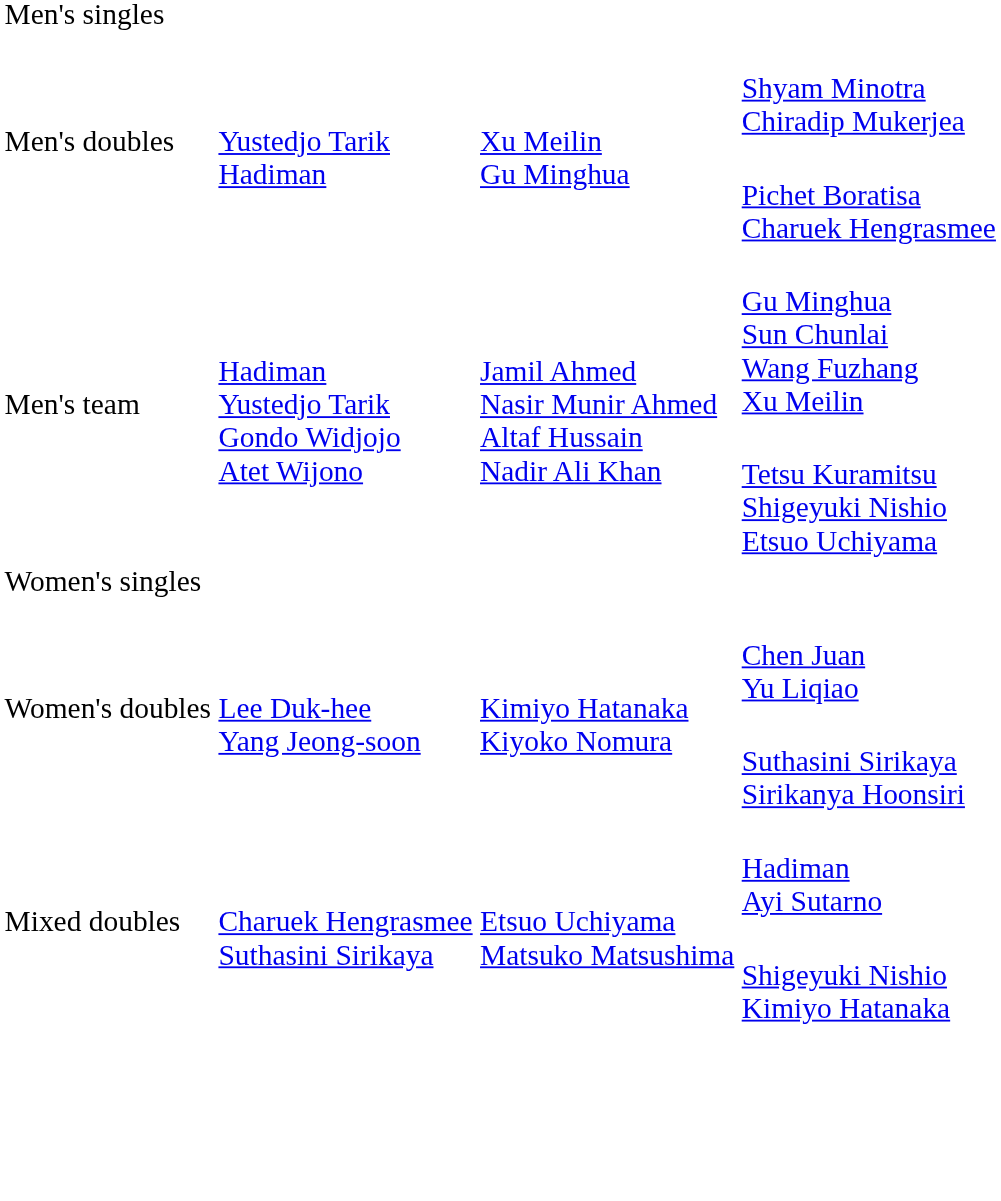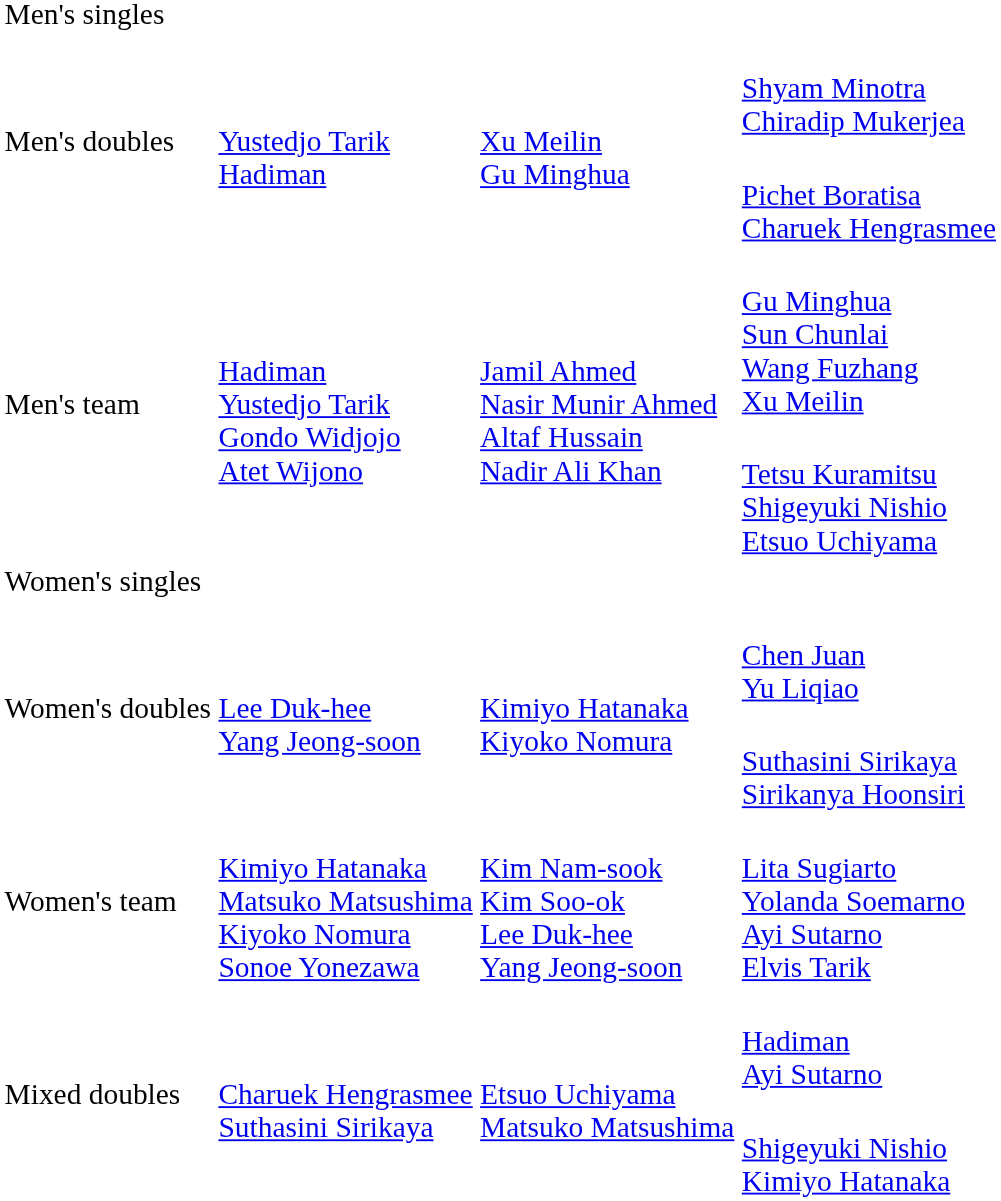+ row: (91, 901)
